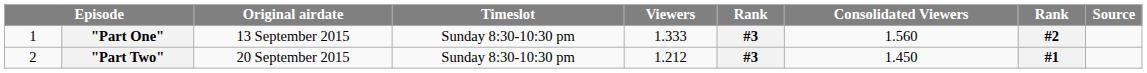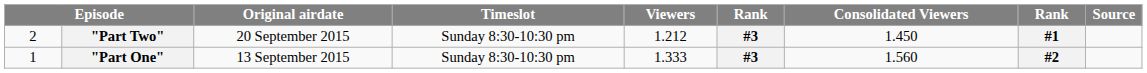rows swapped: (128, 36) <-> (128, 57)
